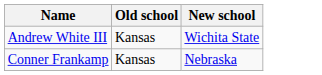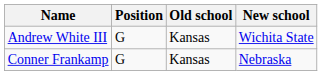+ column: (139, 15)
